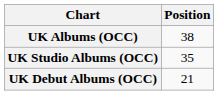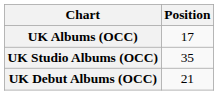(187, 36) 38 -> (187, 36) 17
